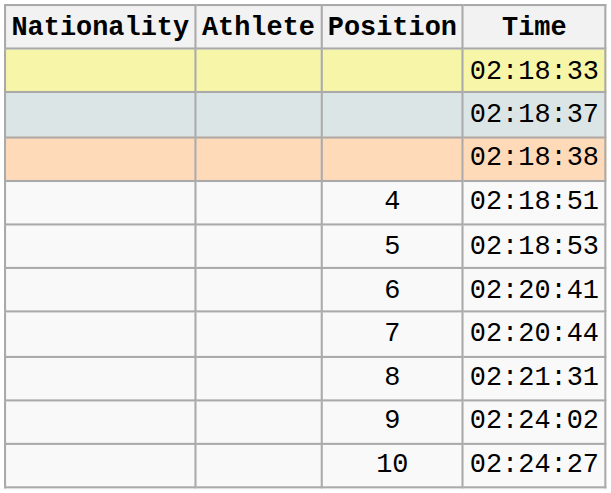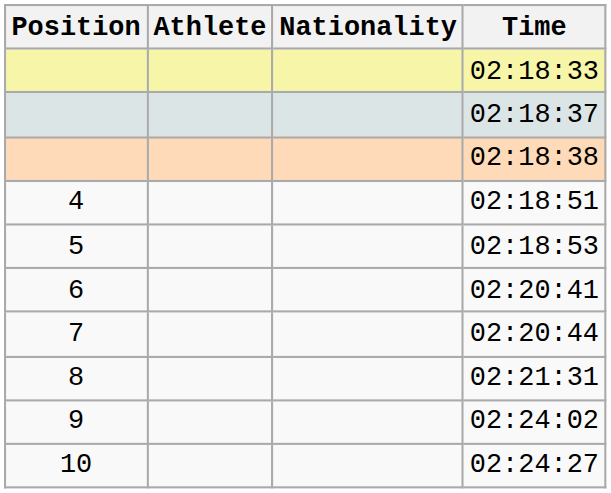columns swapped: (392, 27) <-> (100, 27)
